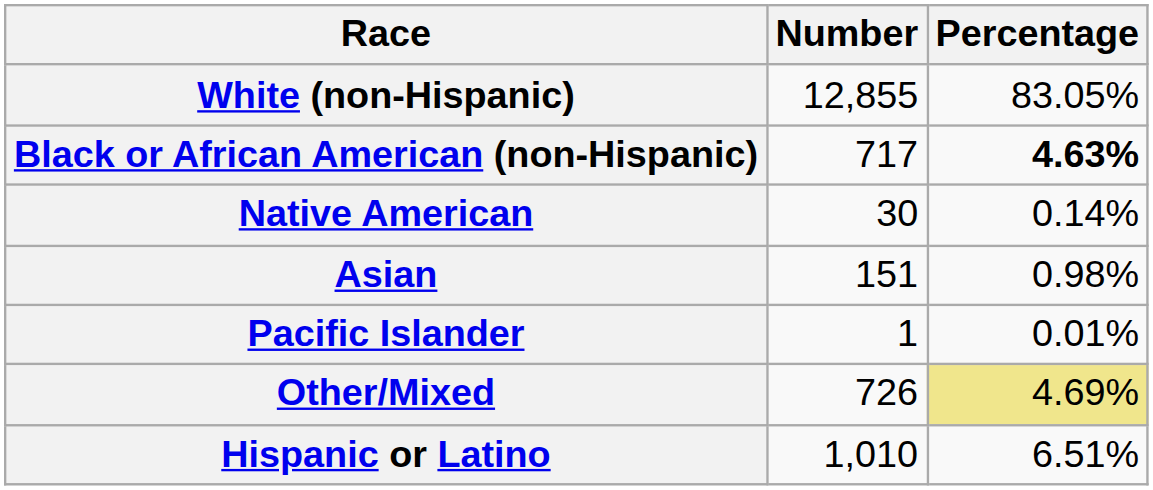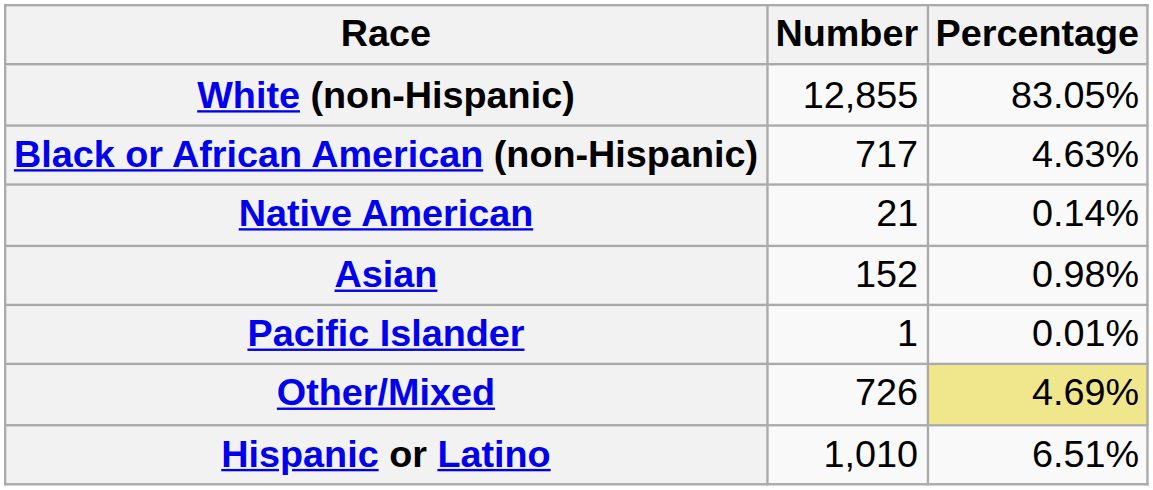(1086, 154) bold -> (1086, 154) normal
(897, 214) 30 -> (897, 214) 21
(887, 273) 151 -> (887, 273) 152
